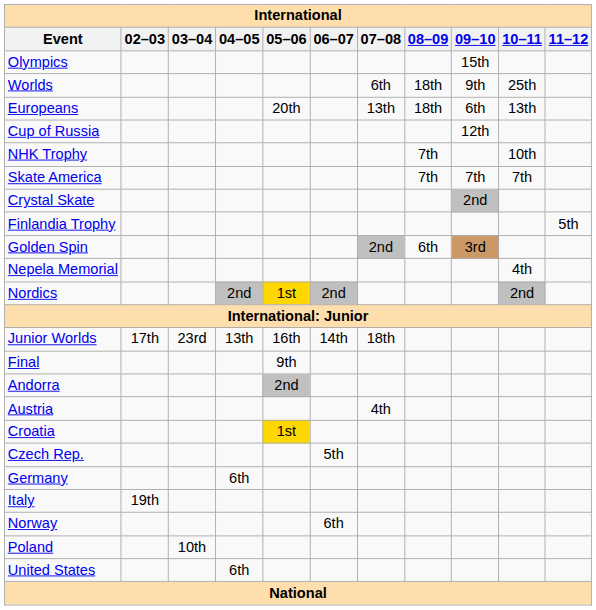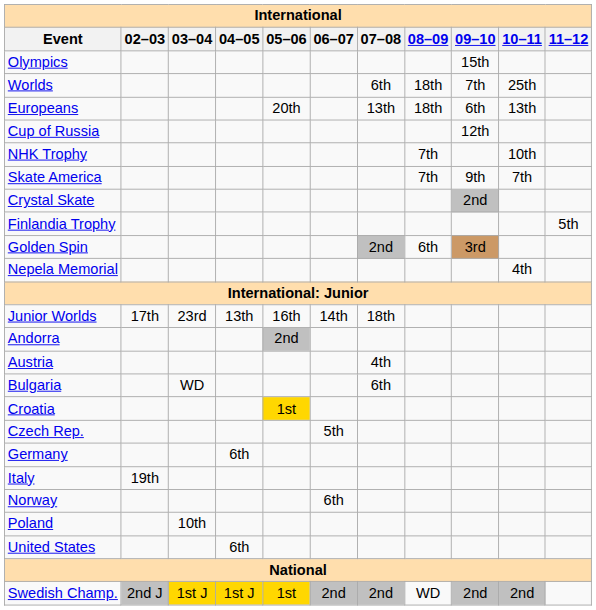(475, 85) 9th -> (475, 85) 7th
(475, 177) 7th -> (475, 177) 9th
- row: (32, 293)
- row: (24, 362)
+ row: (35, 385)
+ row: (63, 593)
